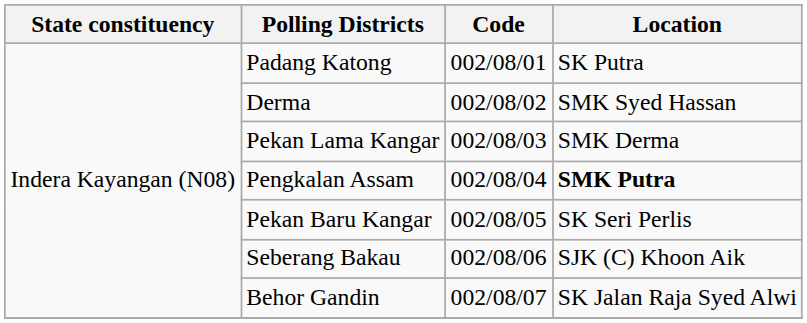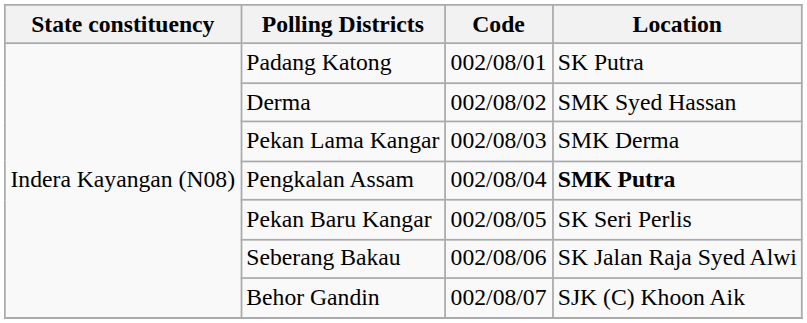(651, 257) SJK (C) Khoon Aik -> (677, 257) SK Jalan Raja Syed Alwi
(677, 296) SK Jalan Raja Syed Alwi -> (651, 296) SJK (C) Khoon Aik
